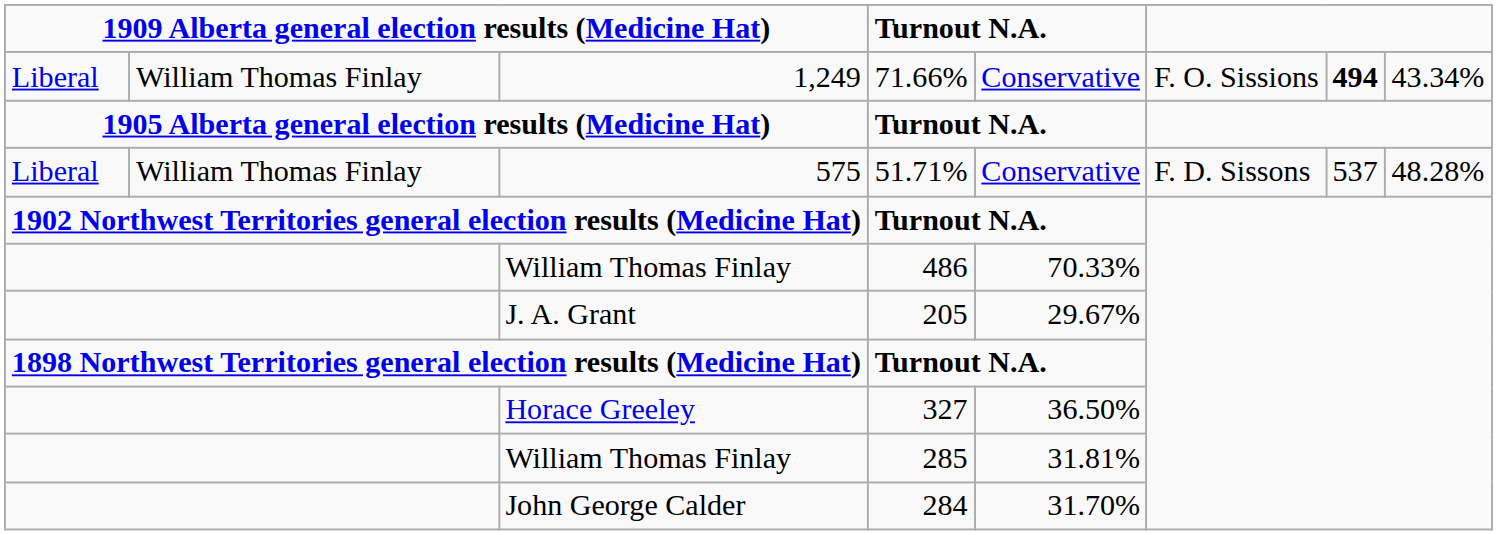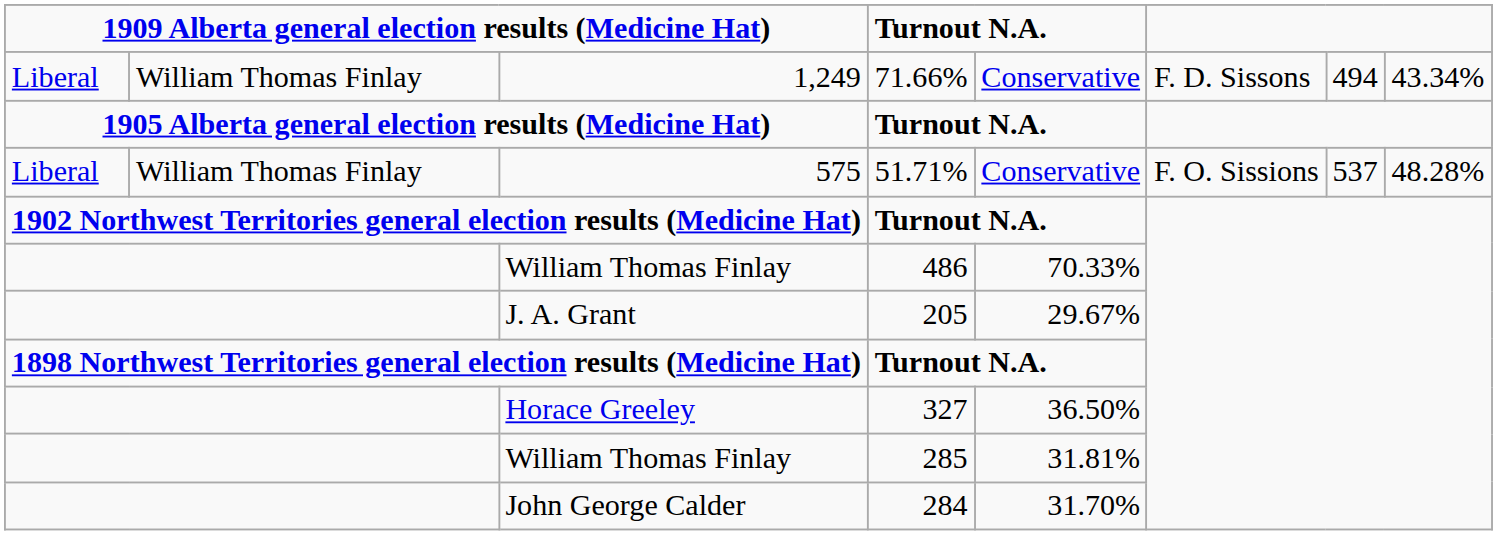(1236, 76) F. O. Sissions -> (1232, 76) F. D. Sissons
(1355, 76) bold -> (1355, 76) normal
(1232, 171) F. D. Sissons -> (1236, 171) F. O. Sissions
